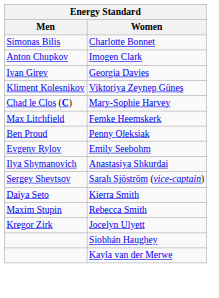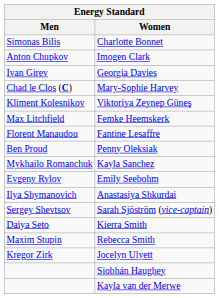rows swapped: (136, 88) <-> (130, 103)
+ row: (129, 133)
+ row: (126, 164)
